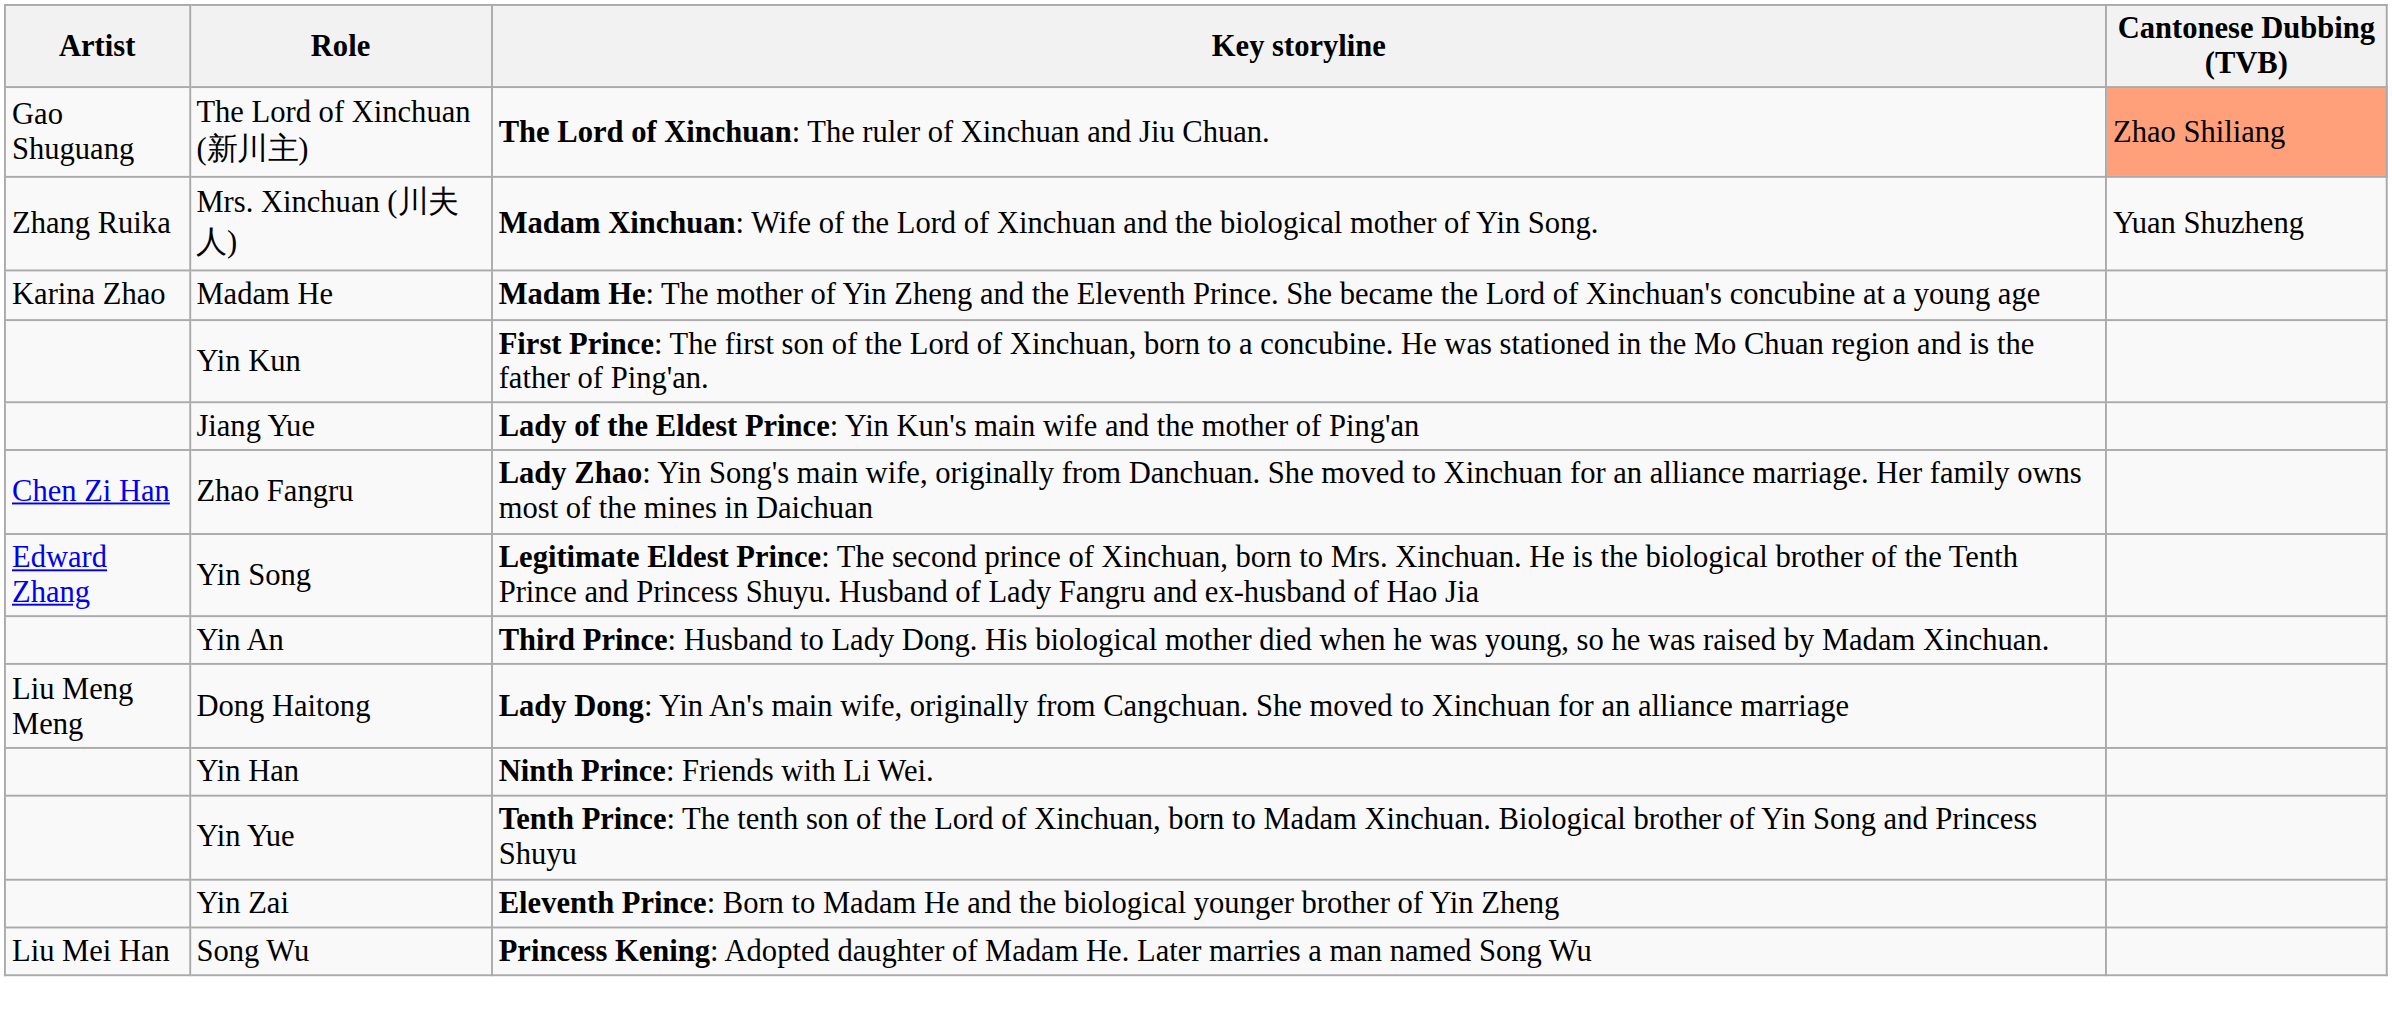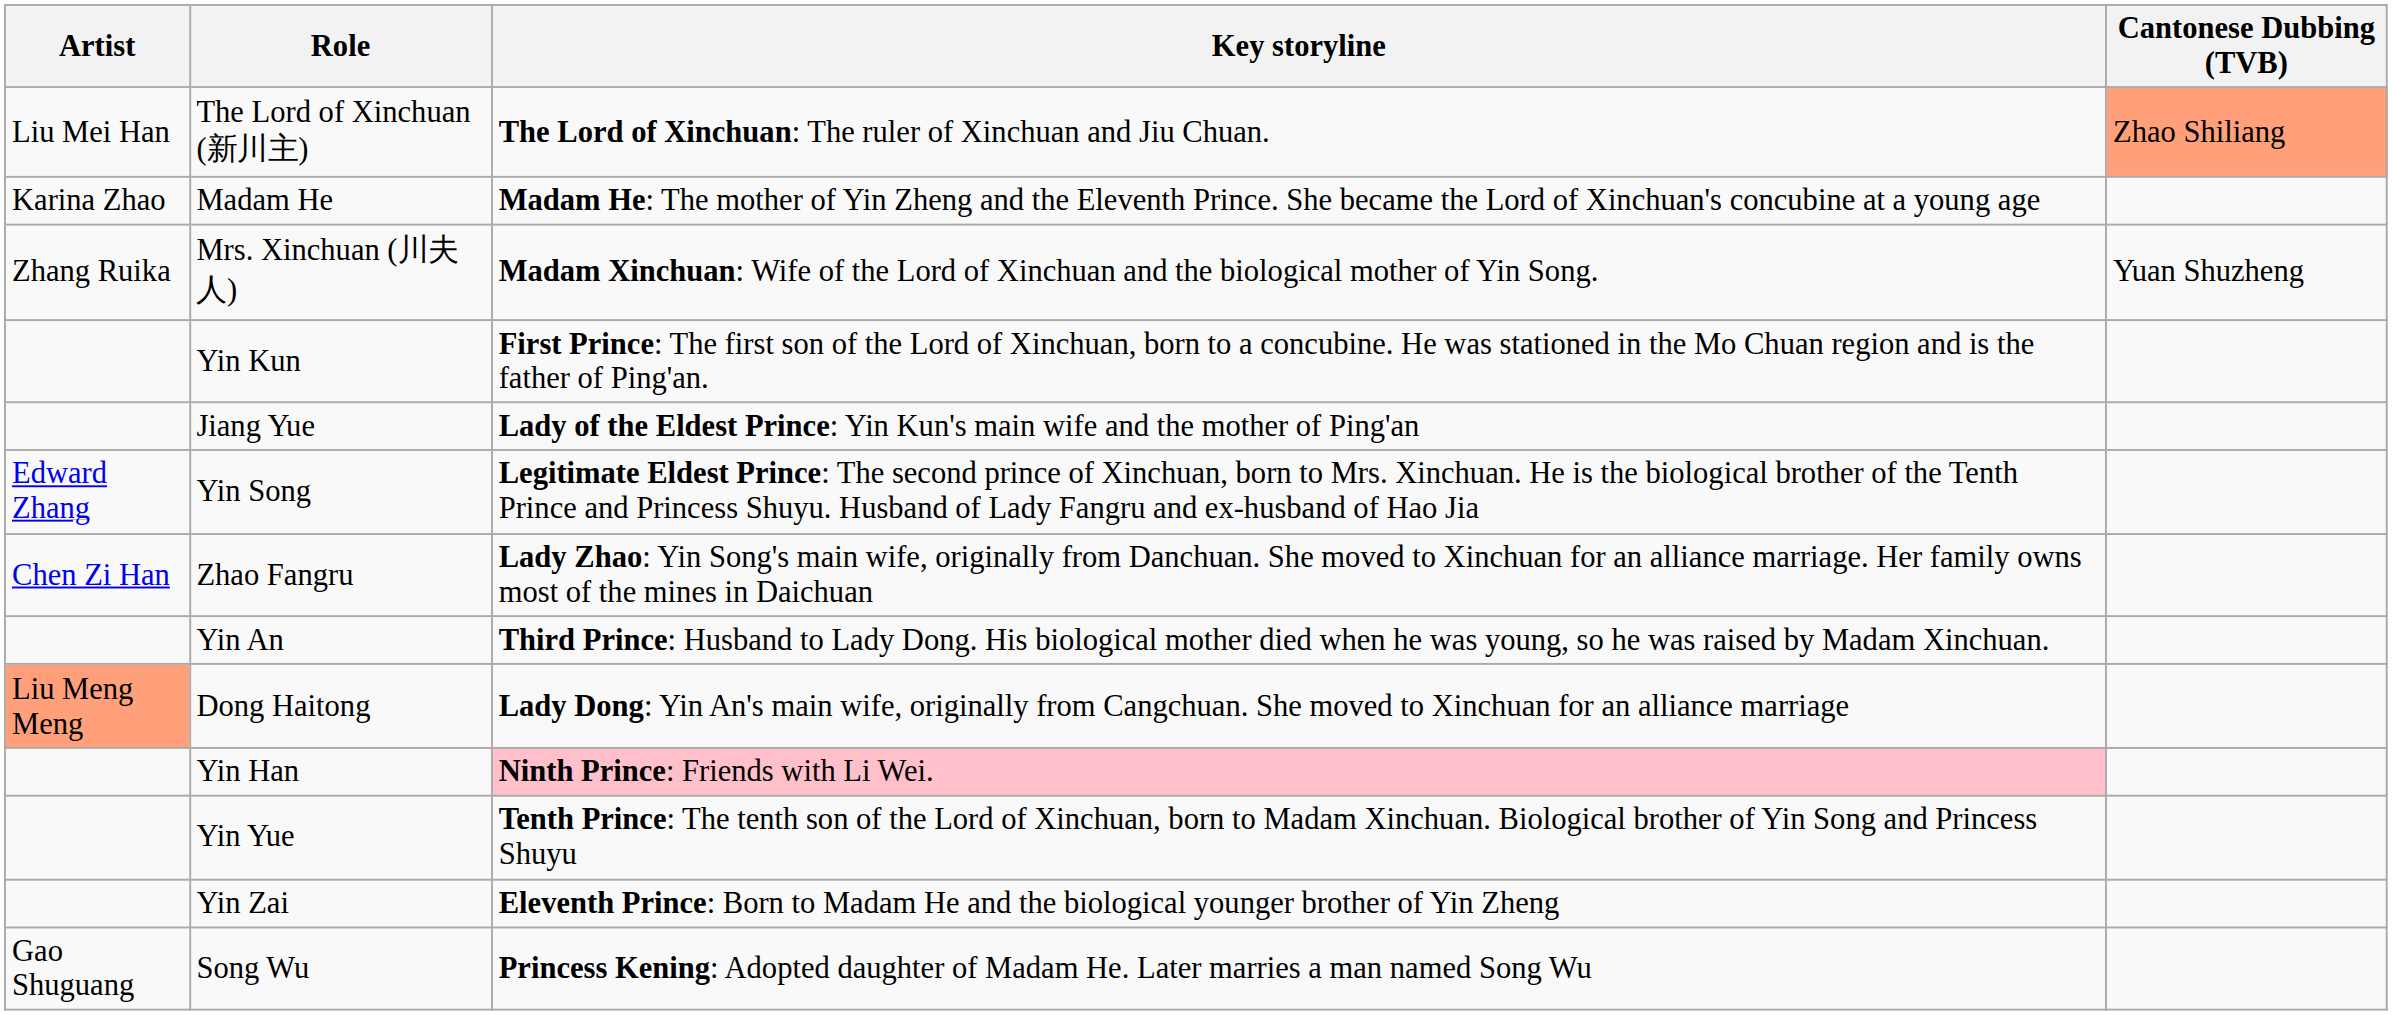(73, 131) Gao Shuguang -> (91, 131) Liu Mei Han
rows swapped: (328, 222) <-> (265, 294)
rows swapped: (254, 574) <-> (275, 491)
(73, 705) no background -> (73, 705) lightsalmon background
(716, 771) no background -> (716, 771) pink background
(91, 951) Liu Mei Han -> (73, 968) Gao Shuguang
